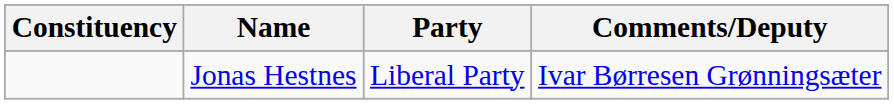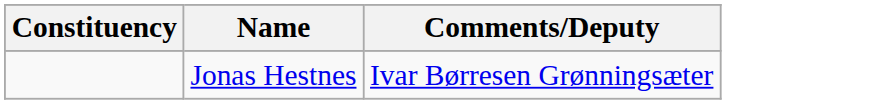- column: (447, 27)
